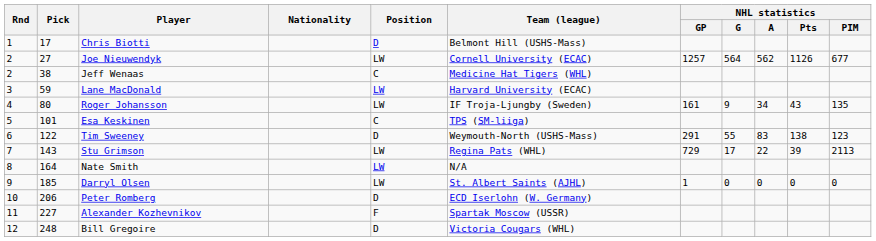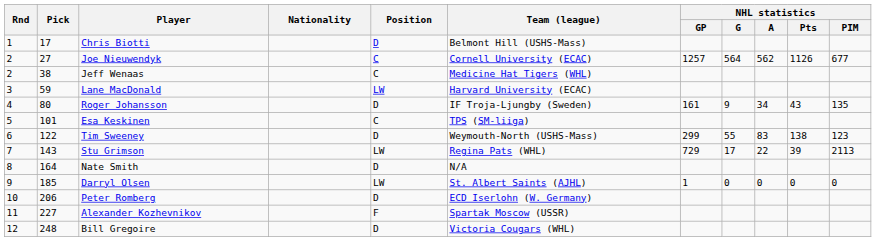(379, 58) LW -> (376, 58) C
(379, 105) LW -> (376, 105) D
(691, 136) 291 -> (691, 136) 299
(379, 167) LW -> (376, 167) D
